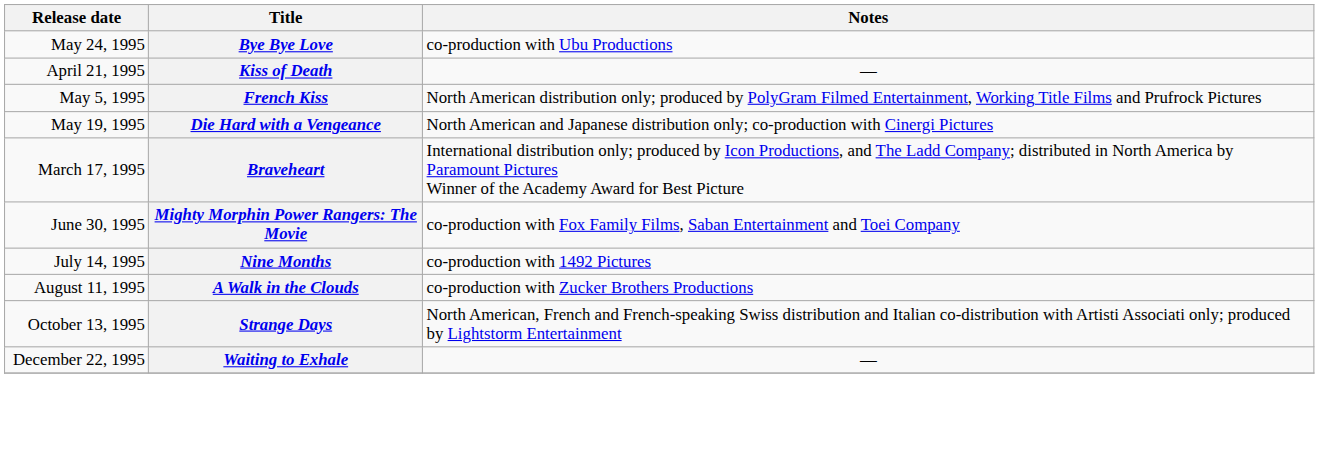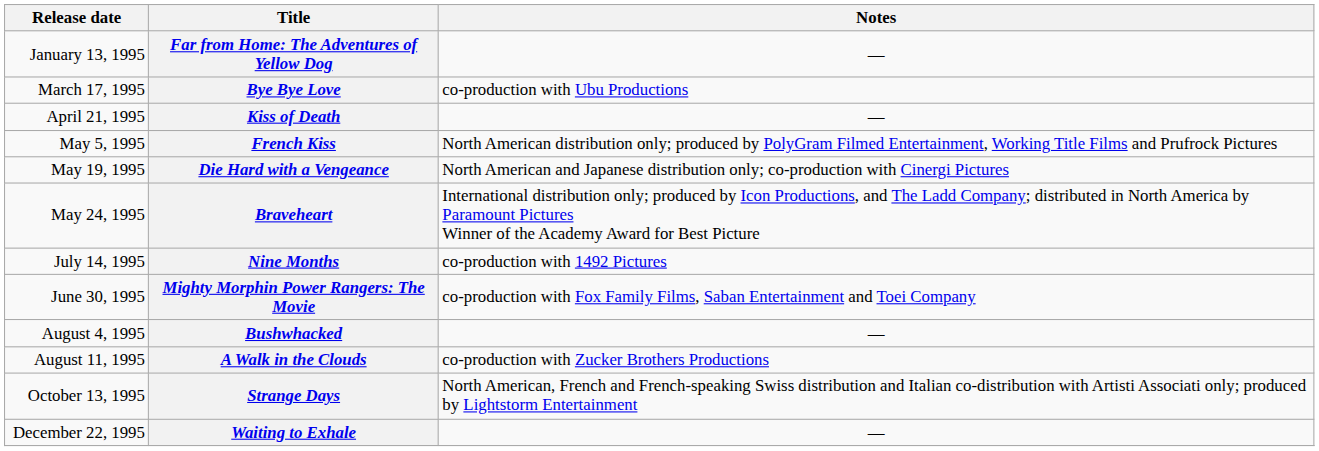+ row: (294, 53)
(98, 44) May 24, 1995 -> (91, 90) March 17, 1995
(91, 169) March 17, 1995 -> (98, 215) May 24, 1995
rows swapped: (286, 224) <-> (286, 261)
+ row: (294, 333)
